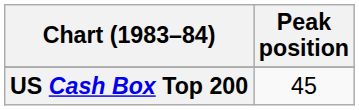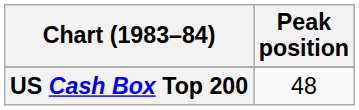(304, 85) 45 -> (304, 85) 48
